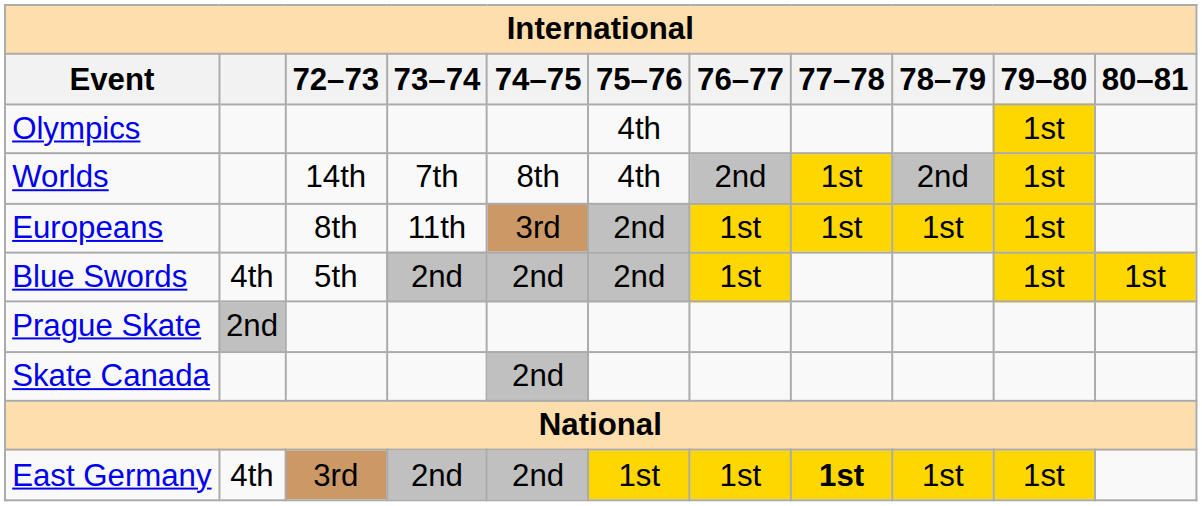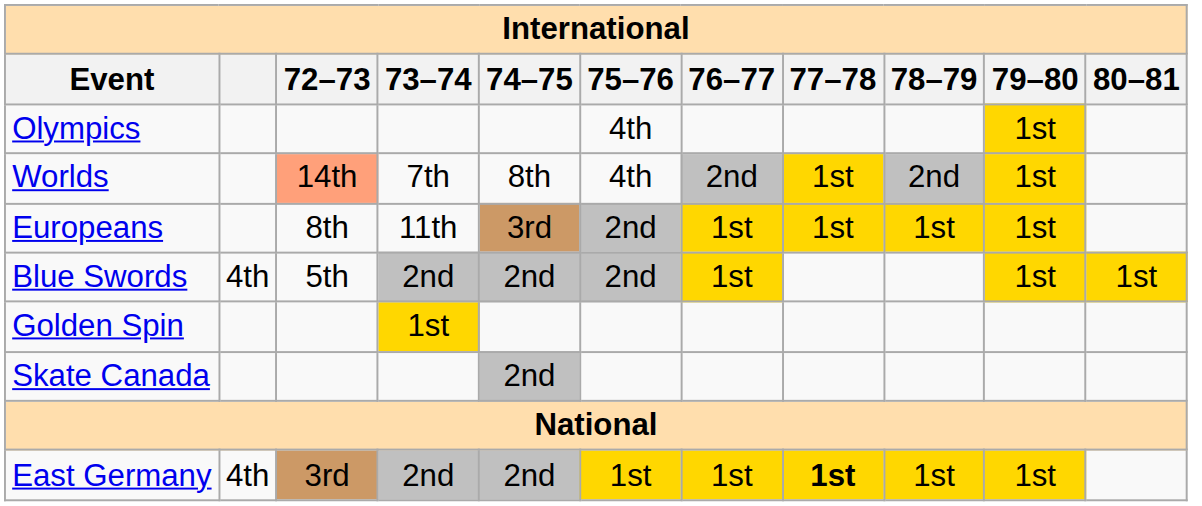(336, 177) no background -> (327, 177) lightsalmon background
- row: (107, 326)
+ row: (98, 326)
